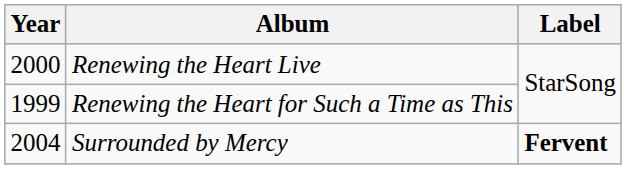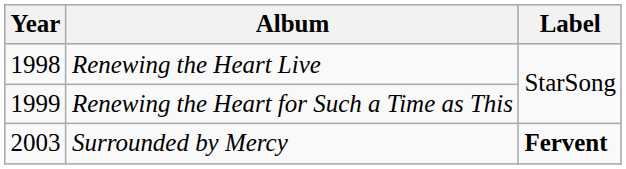(35, 63) 2000 -> (35, 63) 1998
(35, 143) 2004 -> (35, 143) 2003
